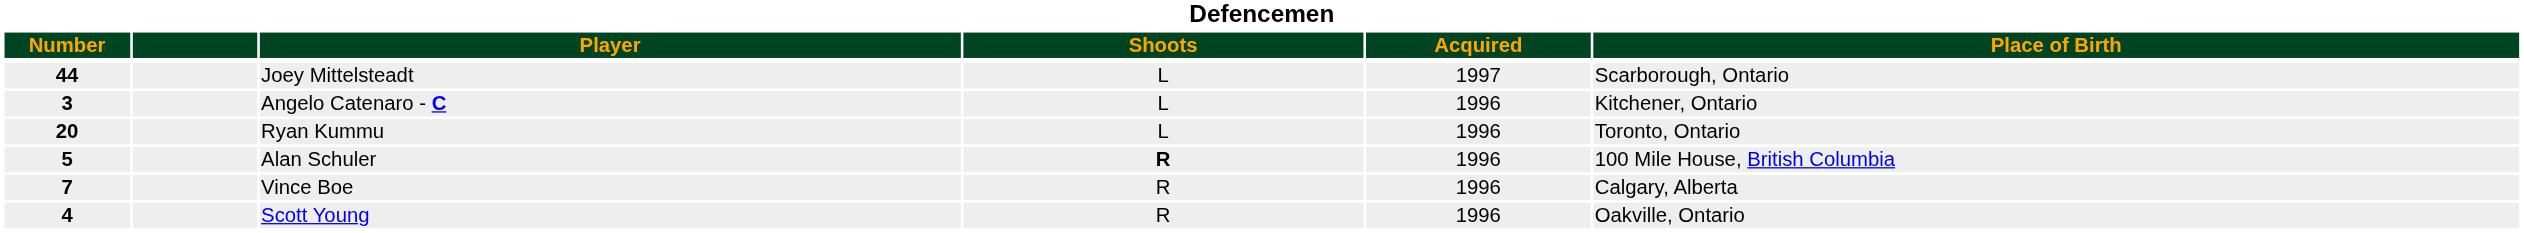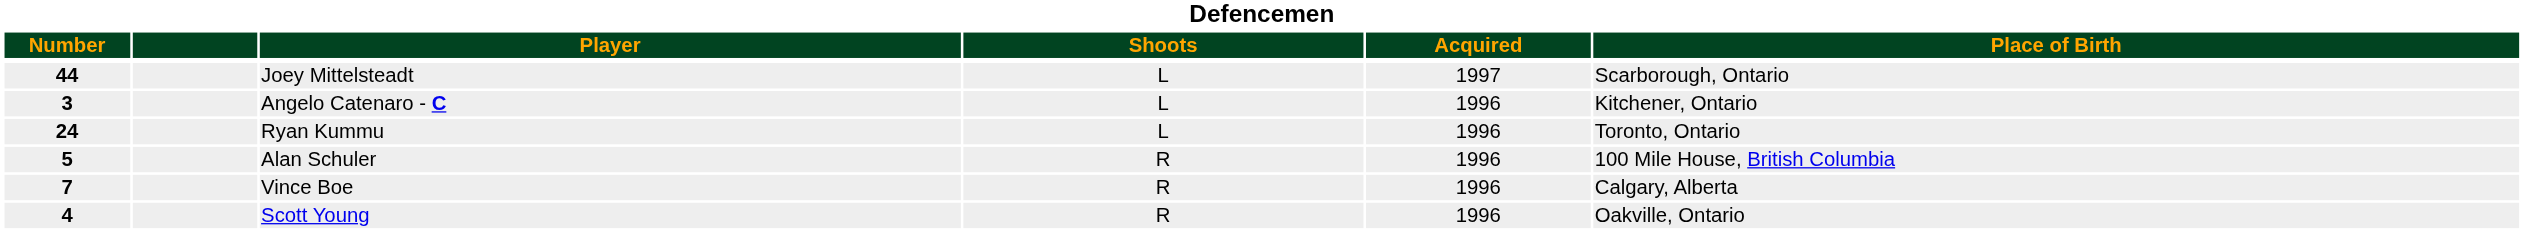(67, 131) 20 -> (67, 131) 24
(1163, 159) bold -> (1163, 159) normal
